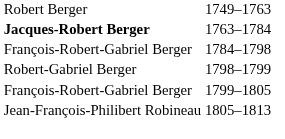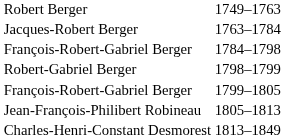(77, 29) bold -> (71, 29) normal
+ row: (248, 130)
